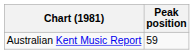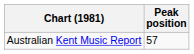(152, 40) 59 -> (152, 40) 57
